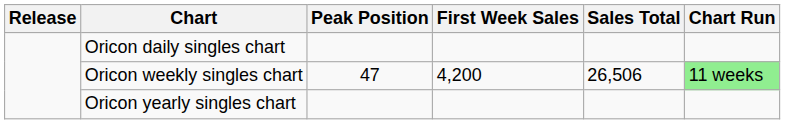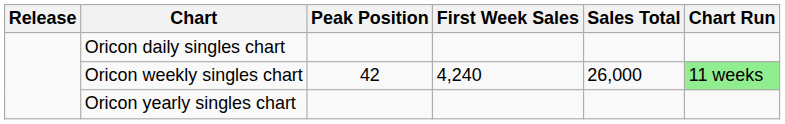(370, 75) 47 -> (370, 75) 42
(459, 75) 4,200 -> (459, 75) 4,240
(615, 75) 26,506 -> (615, 75) 26,000
